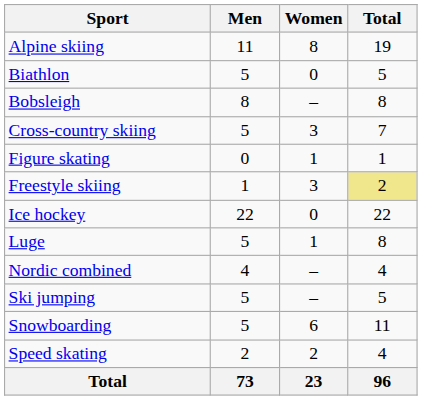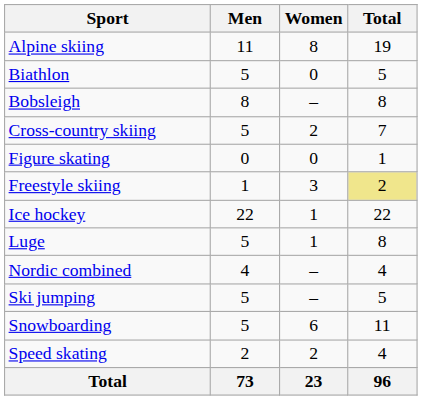(314, 130) 3 -> (314, 130) 2
(314, 158) 1 -> (314, 158) 0
(314, 213) 0 -> (314, 213) 1
